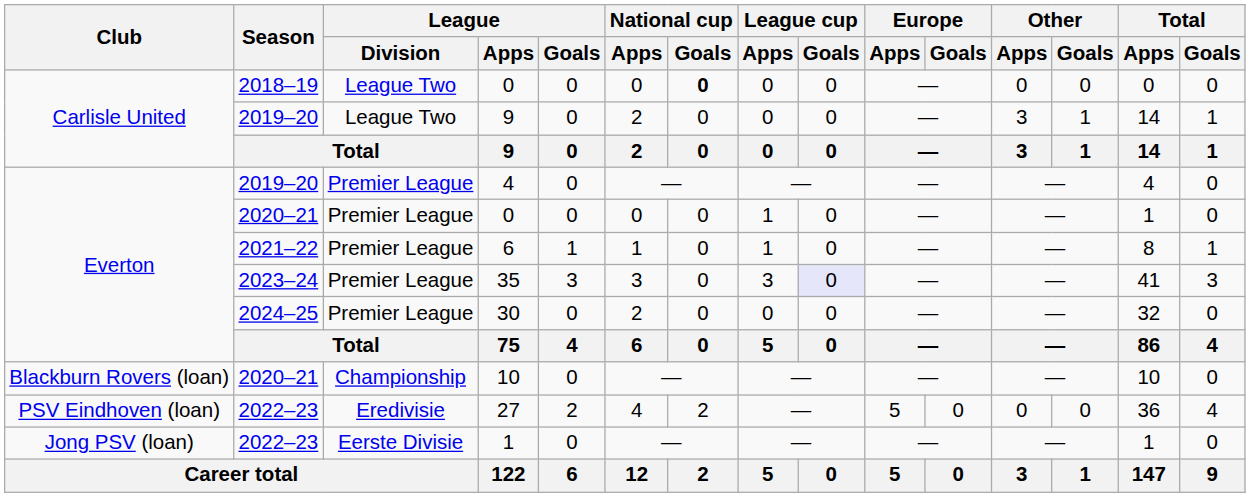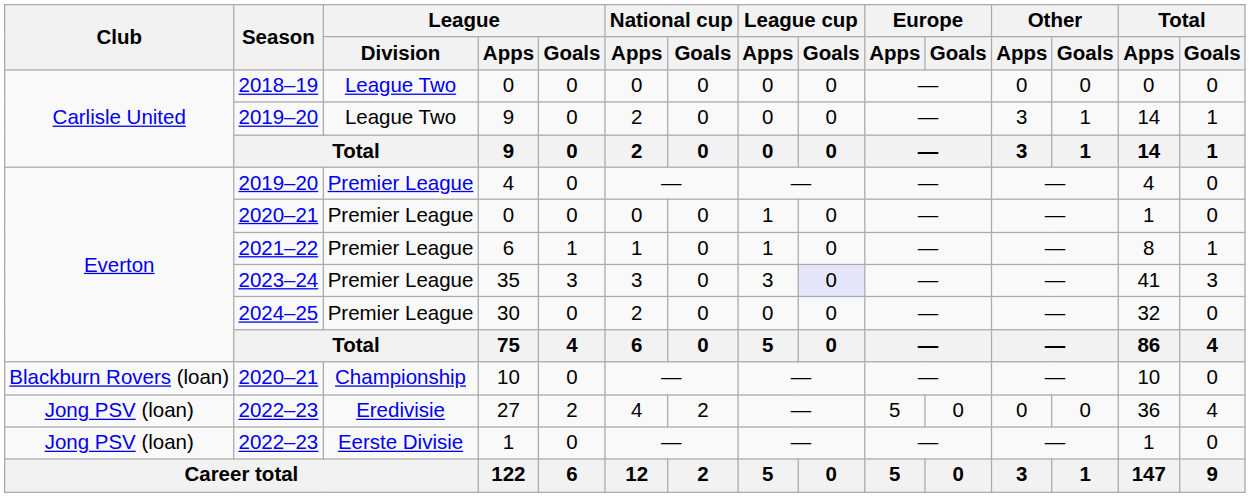(703, 85) bold -> (703, 85) normal
(119, 410) PSV Eindhoven (loan) -> (119, 410) Jong PSV (loan)
